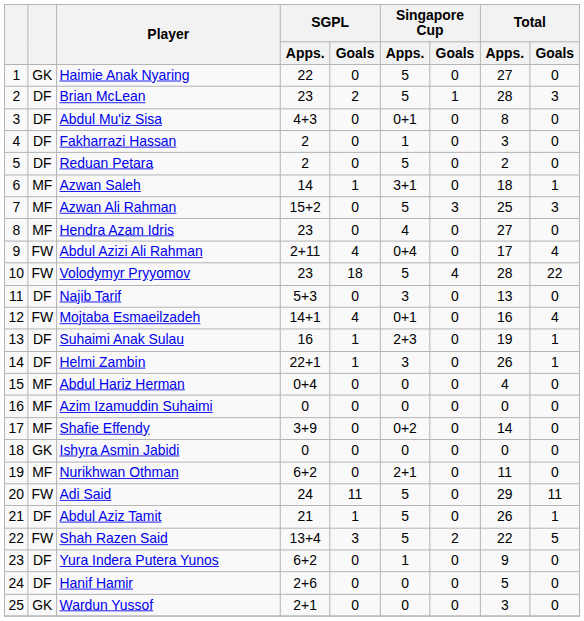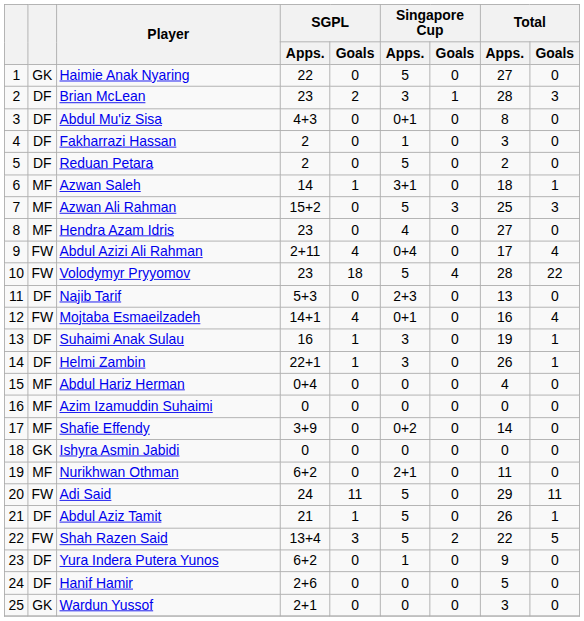(405, 97) 5 -> (405, 97) 3
(405, 296) 3 -> (405, 296) 2+3
(405, 340) 2+3 -> (405, 340) 3
